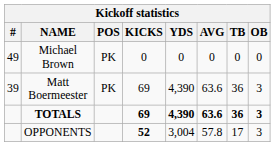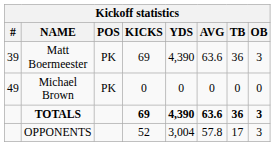rows swapped: (58, 89) <-> (58, 57)
(144, 132) bold -> (144, 132) normal
